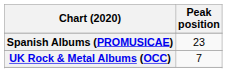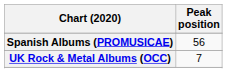(199, 42) 23 -> (199, 42) 56
